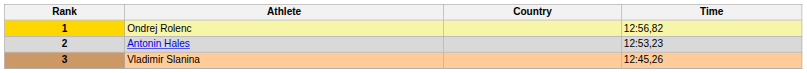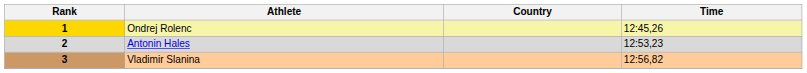(643, 28) 12:56,82 -> (643, 28) 12:45,26
(643, 60) 12:45,26 -> (643, 60) 12:56,82
